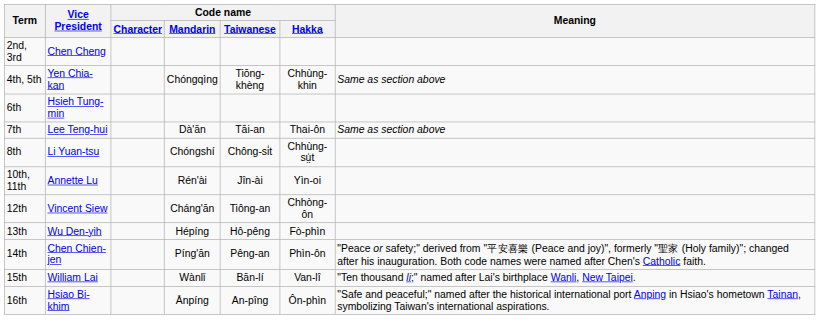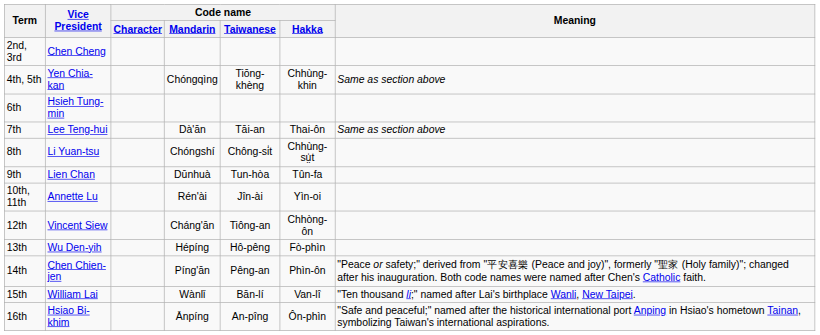+ row: (14, 175)
